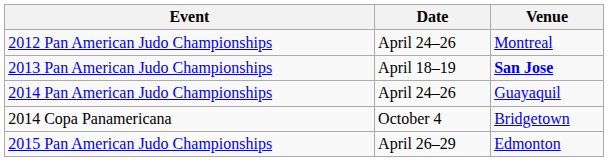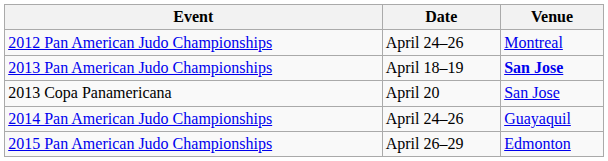+ row: (90, 93)
- row: (90, 118)
